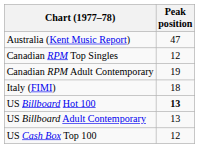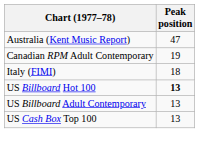- row: (62, 55)
(175, 135) 12 -> (175, 119) 13
